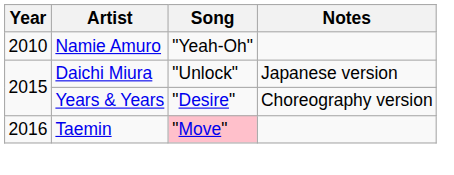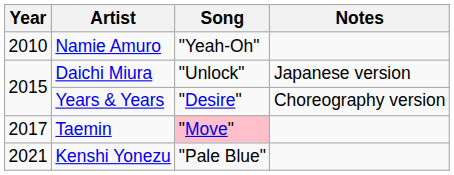(28, 128) 2016 -> (28, 128) 2017
+ row: (113, 156)
